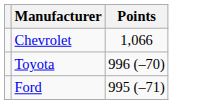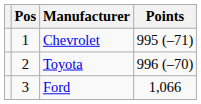+ column: (25, 16)
(137, 40) 1,066 -> (165, 40) 995 (–71)
(137, 88) 995 (–71) -> (165, 88) 1,066
